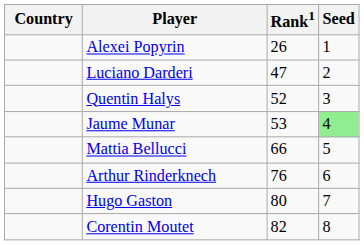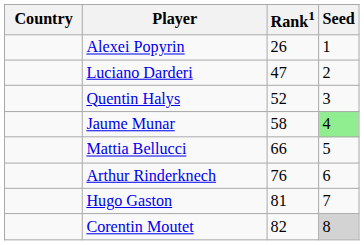(279, 124) 53 -> (279, 124) 58
(279, 201) 80 -> (279, 201) 81
(327, 226) no background -> (327, 226) lightgrey background
